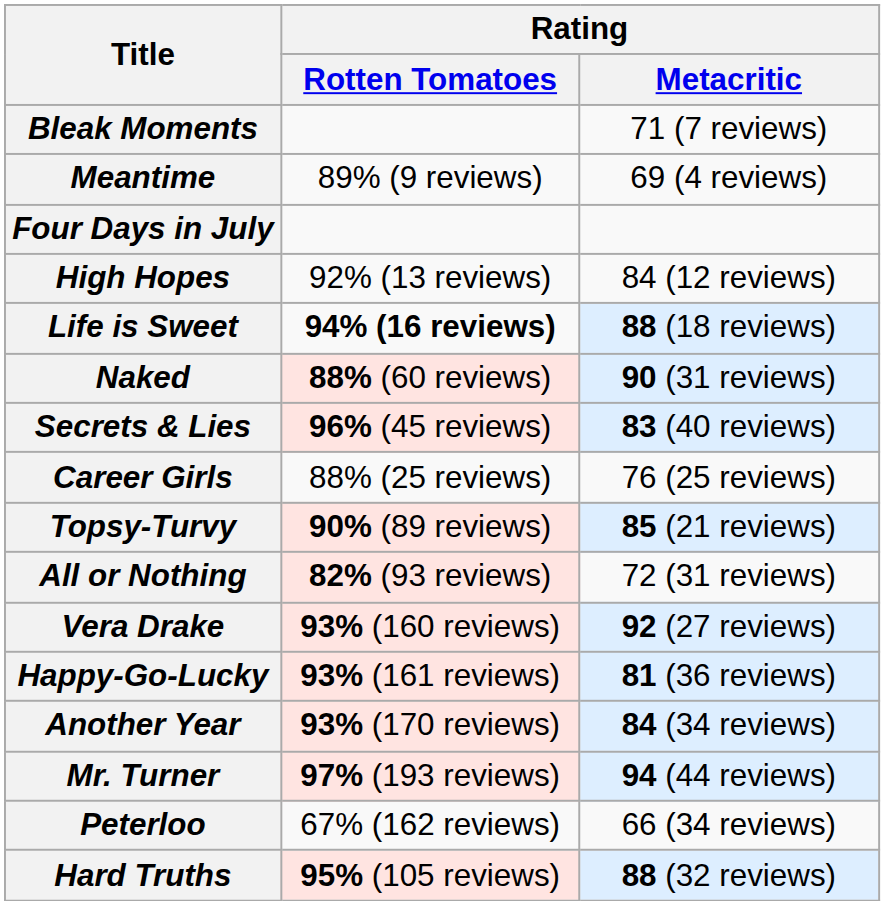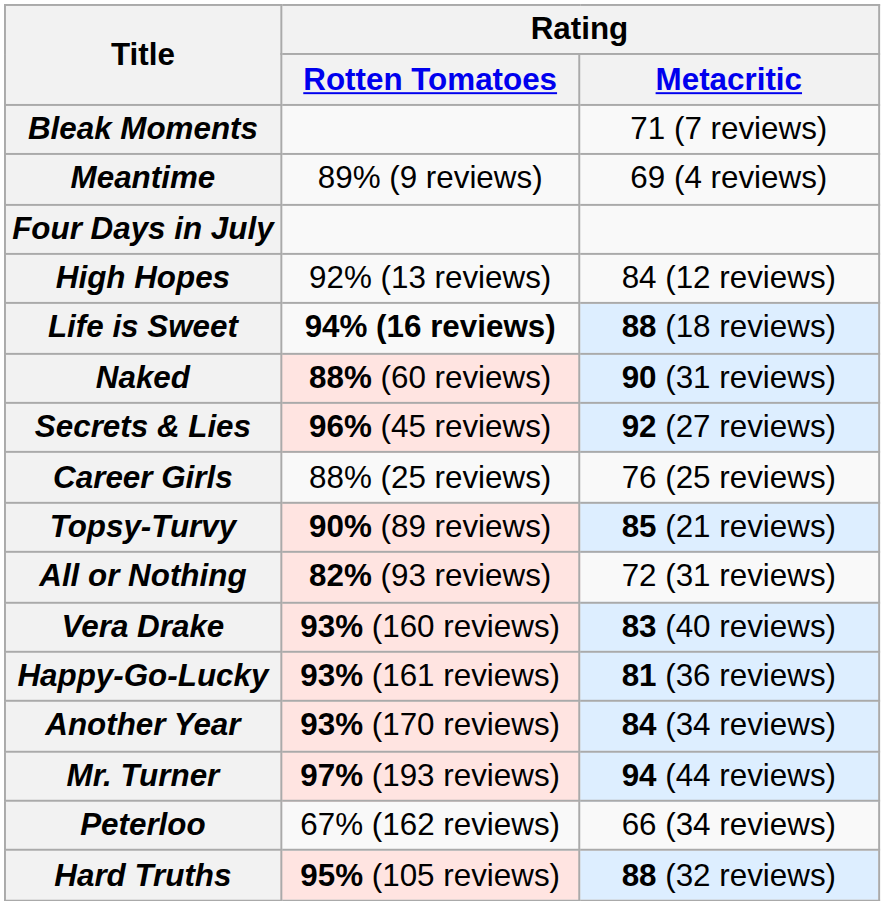(729, 427) 83 (40 reviews) -> (729, 427) 92 (27 reviews)
(729, 626) 92 (27 reviews) -> (729, 626) 83 (40 reviews)
